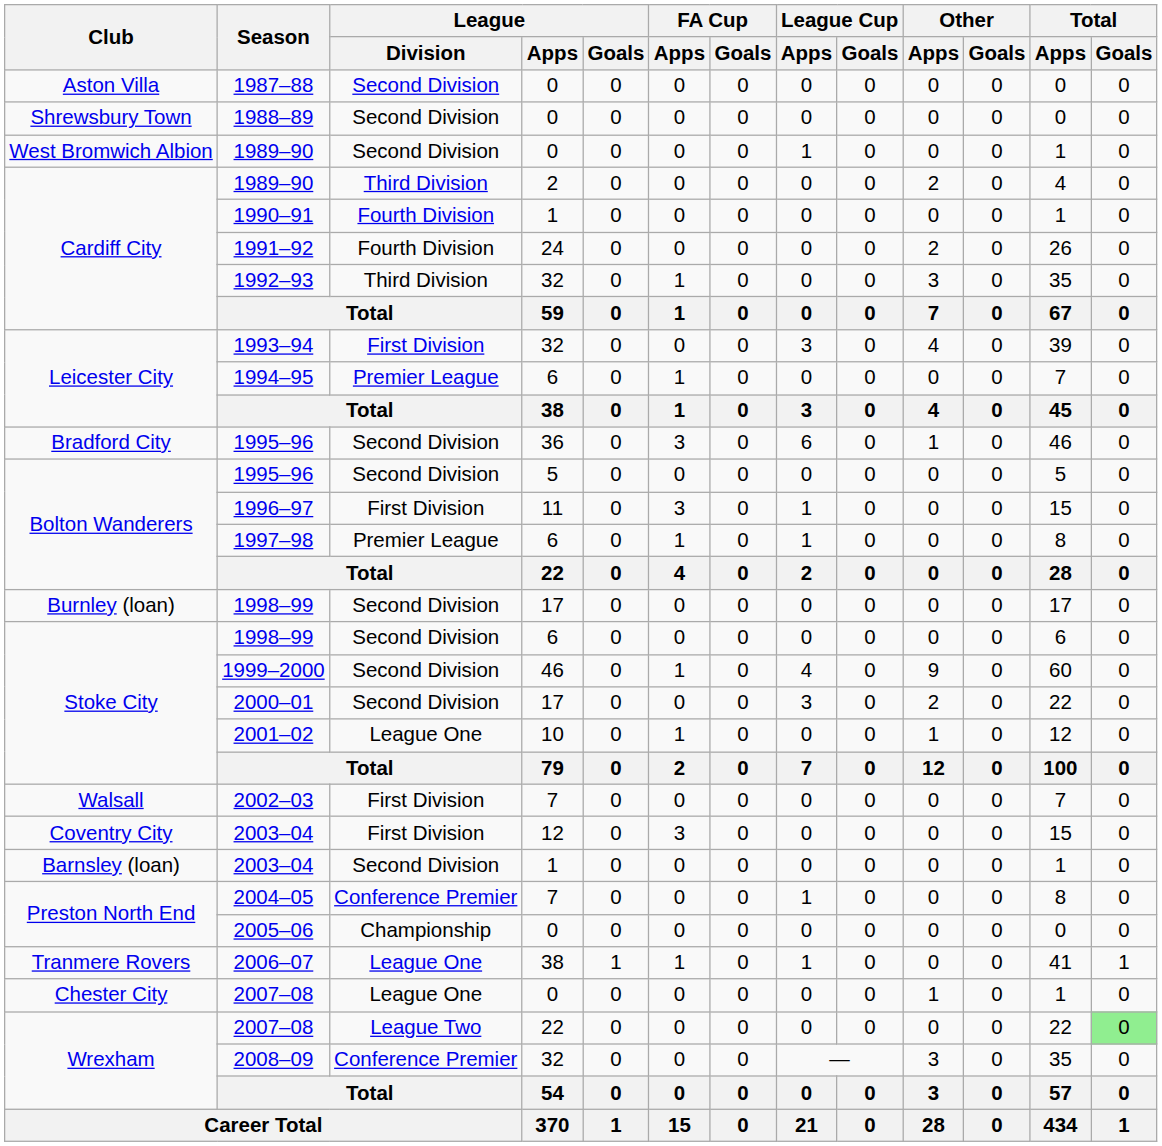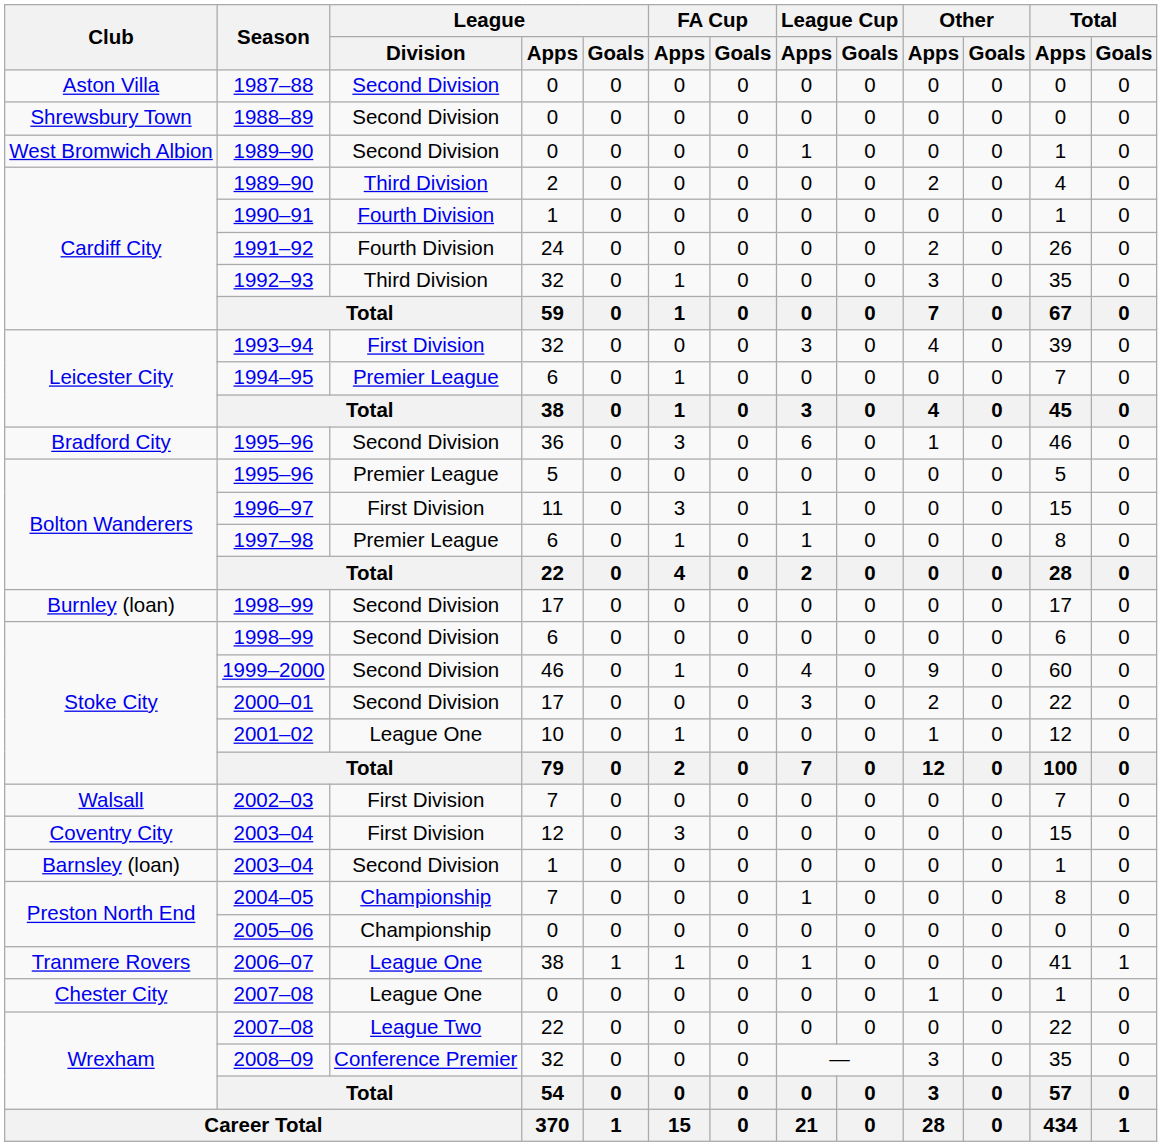(426, 475) Second Division -> (426, 475) Premier League
(426, 897) Conference Premier -> (426, 897) Championship
(1124, 1027) lightgreen background -> (1124, 1027) no background
